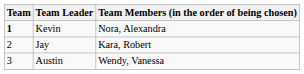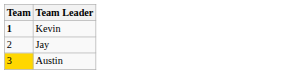- column: (198, 12)
(9, 61) no background -> (9, 61) gold background
